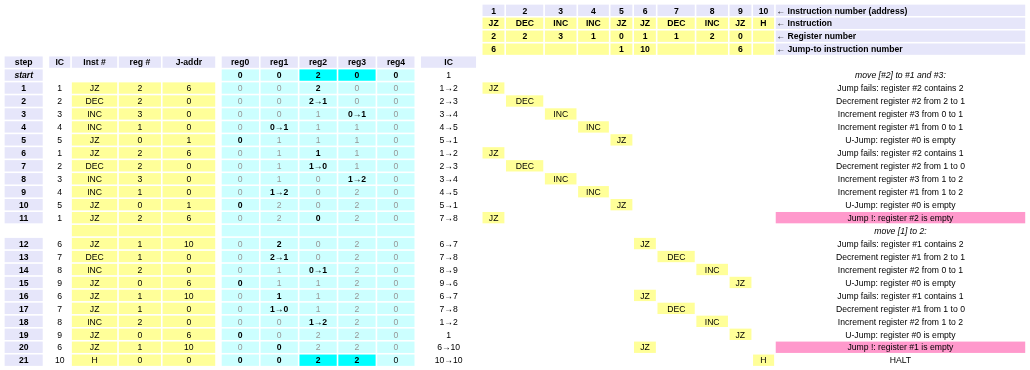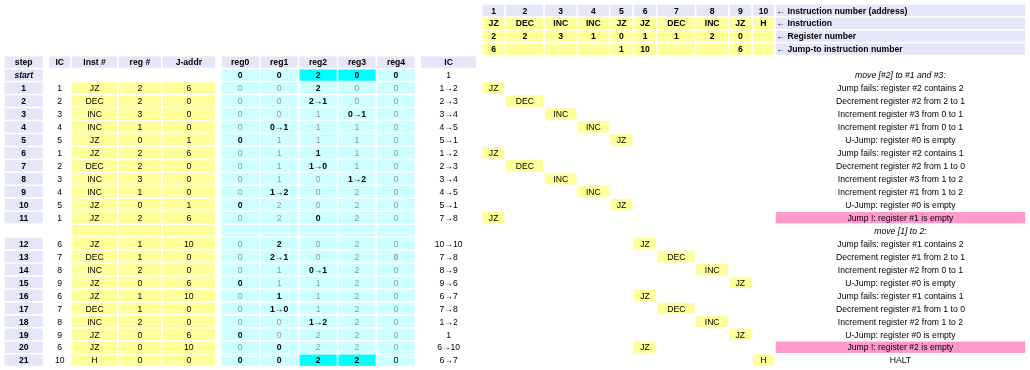(900, 218) Jump !: register #2 is empty -> (900, 218) Jump !: register #1 is empty
(449, 244) 6→7 -> (449, 244) 10→10
(396, 257) normal -> (396, 257) bold
(95, 308) JZ -> (95, 308) DEC
(140, 347) 1 -> (140, 347) 0
(900, 347) Jump !: register #1 is empty -> (900, 347) Jump !: register #2 is empty
(449, 360) 10→10 -> (449, 360) 6→7
